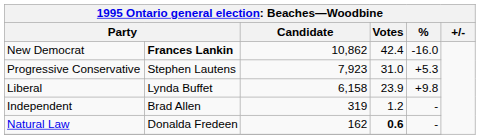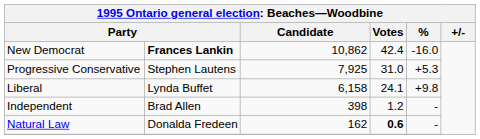(353, 69) 7,923 -> (353, 69) 7,925
(392, 87) 23.9 -> (392, 87) 24.1
(357, 106) 319 -> (357, 106) 398
